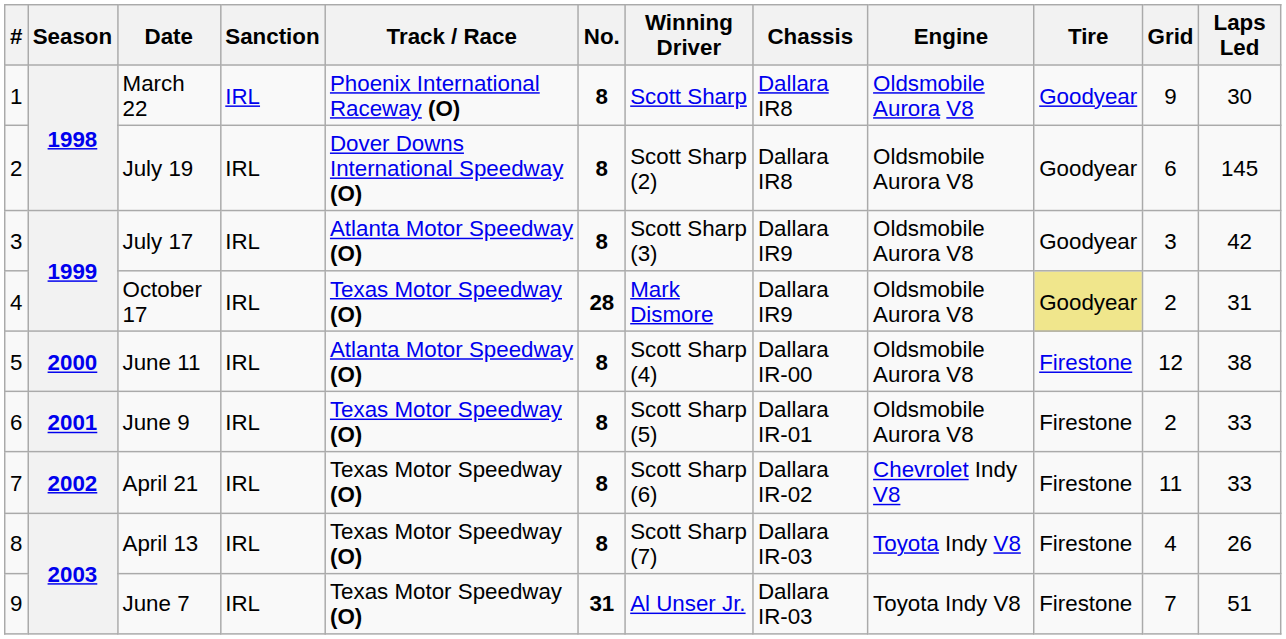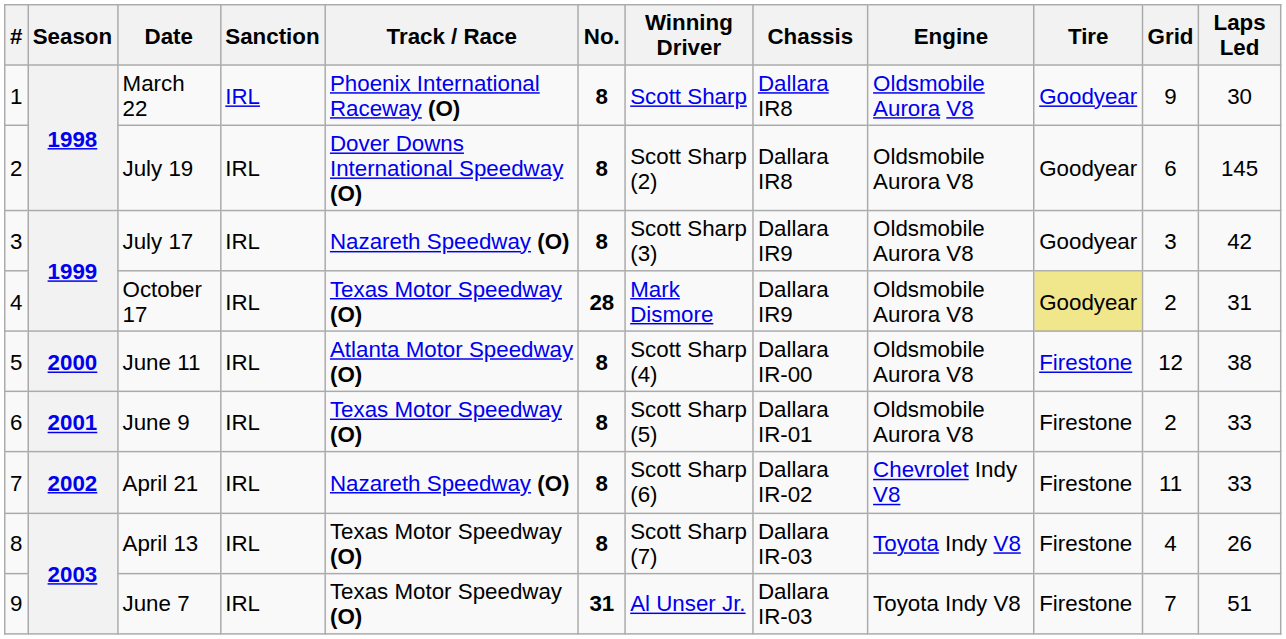(452, 241) Atlanta Motor Speedway (O) -> (450, 241) Nazareth Speedway (O)
(446, 483) Texas Motor Speedway (O) -> (450, 483) Nazareth Speedway (O)
